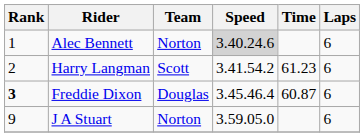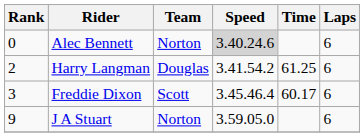(12, 43) 1 -> (12, 43) 0
(173, 68) Scott -> (183, 68) Douglas
(299, 68) 61.23 -> (299, 68) 61.25
(12, 94) bold -> (12, 94) normal
(183, 94) Douglas -> (173, 94) Scott
(299, 94) 60.87 -> (299, 94) 60.17
